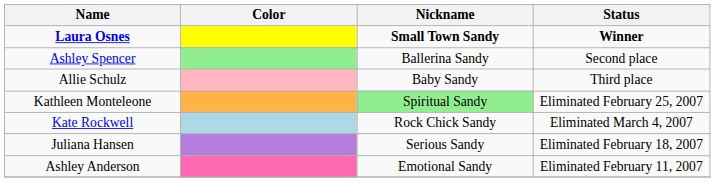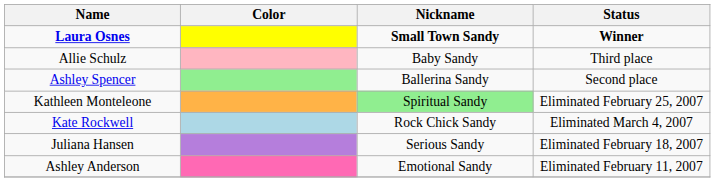rows swapped: (93, 58) <-> (93, 79)
